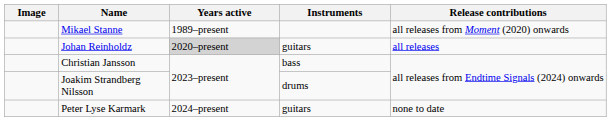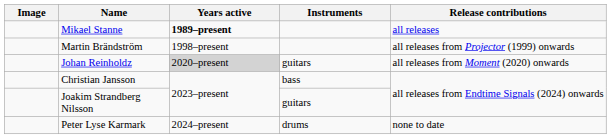(200, 29) normal -> (201, 29) bold
(481, 29) all releases from Moment (2020) onwards -> (416, 29) all releases
+ row: (102, 46)
(416, 46) all releases -> (481, 63) all releases from Moment (2020) onwards
(295, 85) drums -> (296, 102) guitars
(296, 108) guitars -> (295, 125) drums
